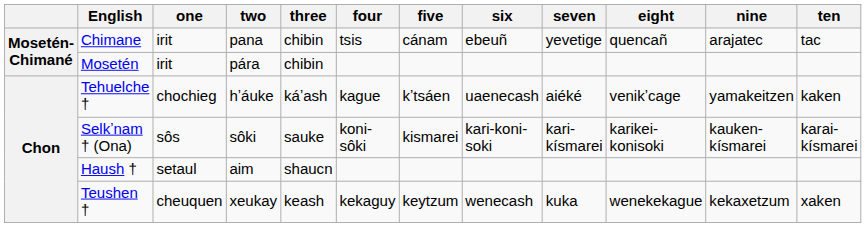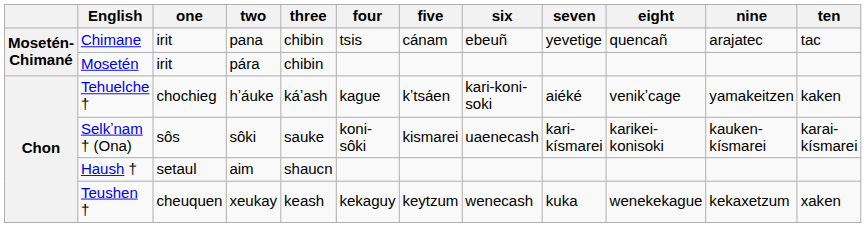(502, 96) uaenecash -> (496, 96) kari-koni-soki
(496, 137) kari-koni-soki -> (502, 137) uaenecash
